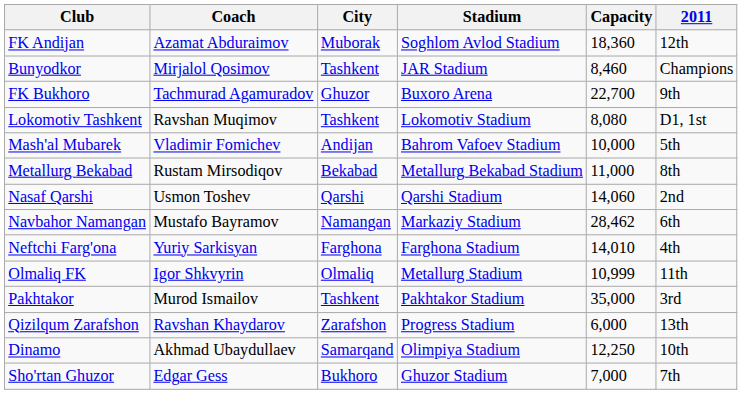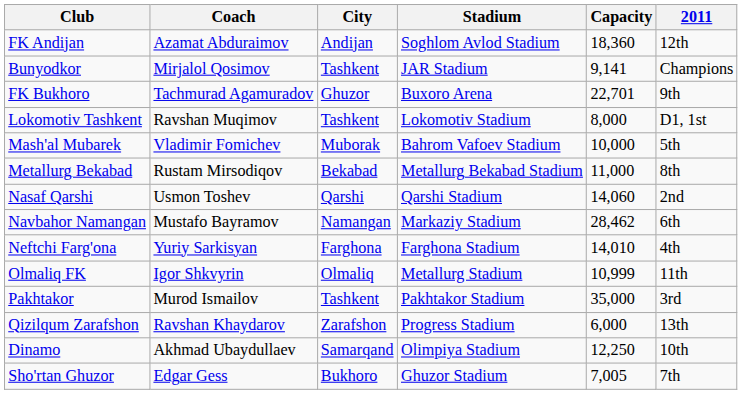(350, 42) Muborak -> (347, 42) Andijan
(609, 68) 8,460 -> (609, 68) 9,141
(613, 94) 22,700 -> (613, 94) 22,701
(609, 119) 8,080 -> (609, 119) 8,000
(347, 145) Andijan -> (350, 145) Muborak
(609, 376) 7,000 -> (609, 376) 7,005
